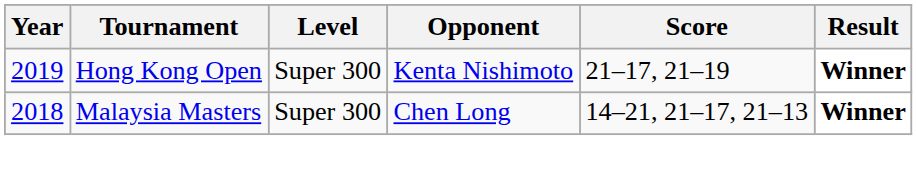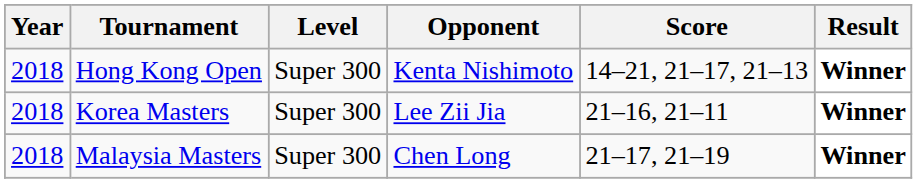(37, 69) 2019 -> (37, 69) 2018
(657, 69) 21–17, 21–19 -> (697, 69) 14–21, 21–17, 21–13
+ row: (152, 112)
(697, 112) 14–21, 21–17, 21–13 -> (657, 156) 21–17, 21–19
